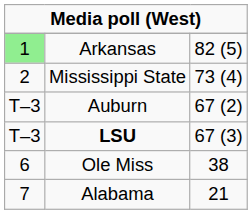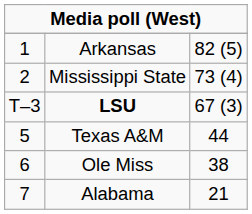(25, 48) lightgreen background -> (25, 48) no background
- row: (118, 106)
+ row: (118, 135)
